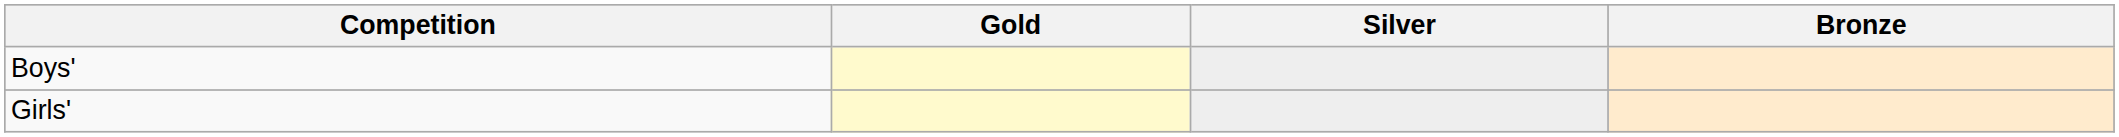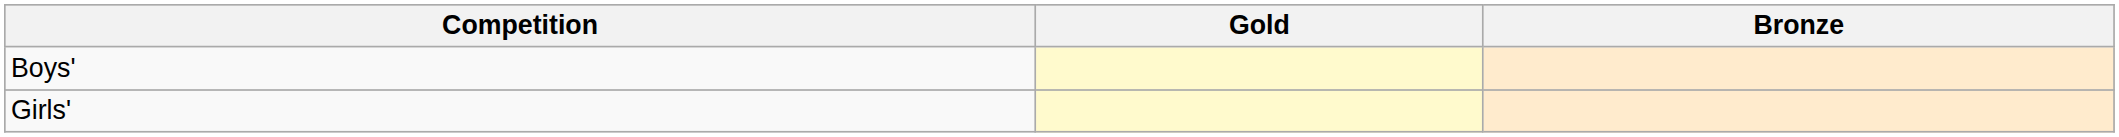- column: (1399, 25)
